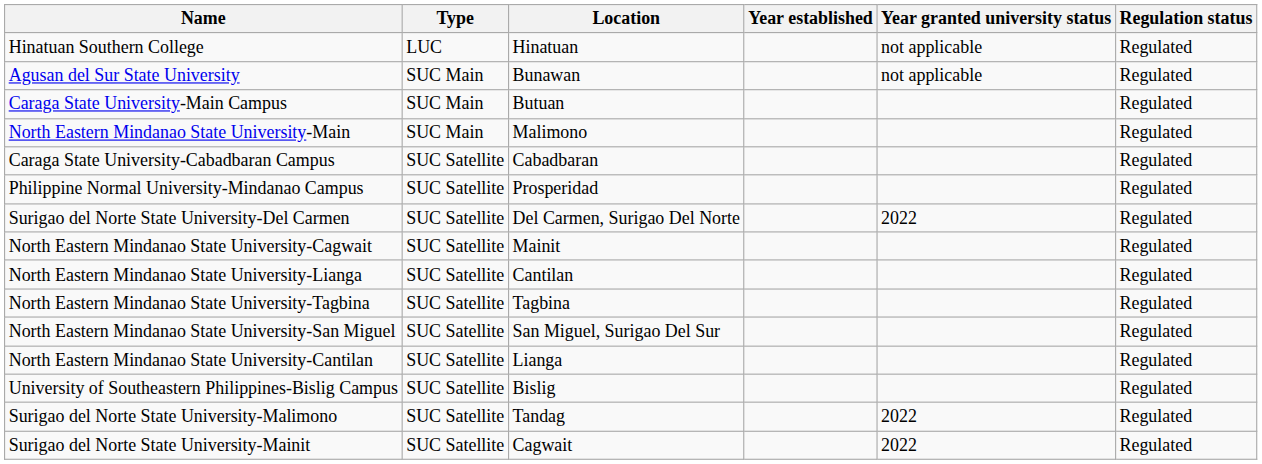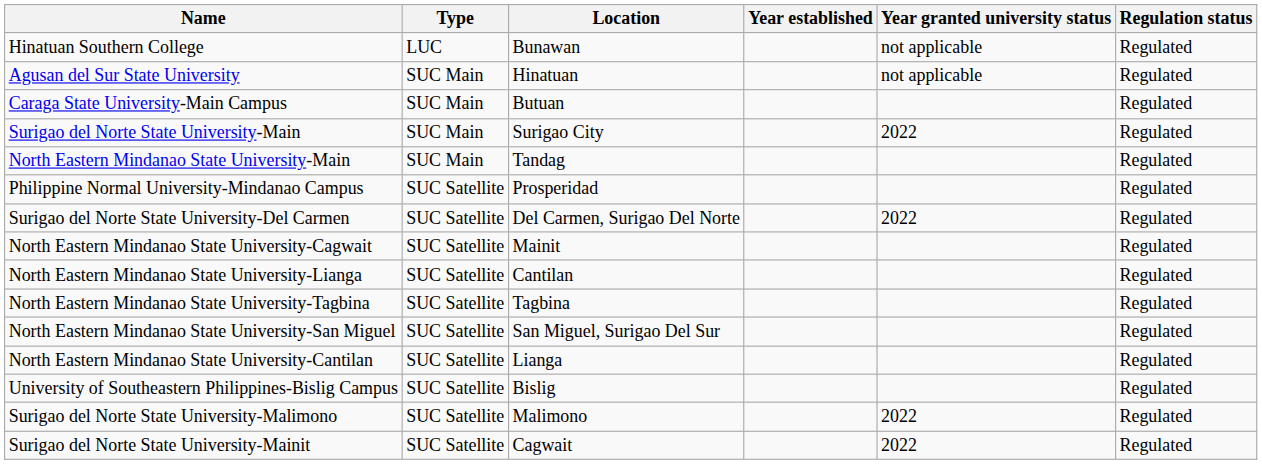(545, 47) Hinatuan -> (546, 47) Bunawan
(546, 75) Bunawan -> (545, 75) Hinatuan
+ row: (155, 132)
(550, 132) Malimono -> (539, 160) Tandag
- row: (172, 160)
(539, 416) Tandag -> (550, 416) Malimono
